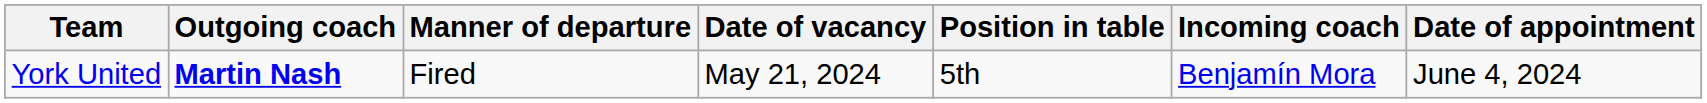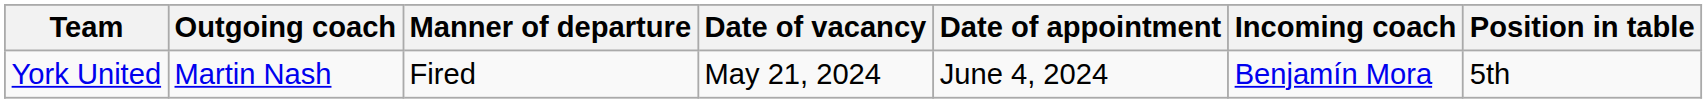columns swapped: (1052, 27) <-> (1554, 27)
(258, 73) bold -> (253, 73) normal
